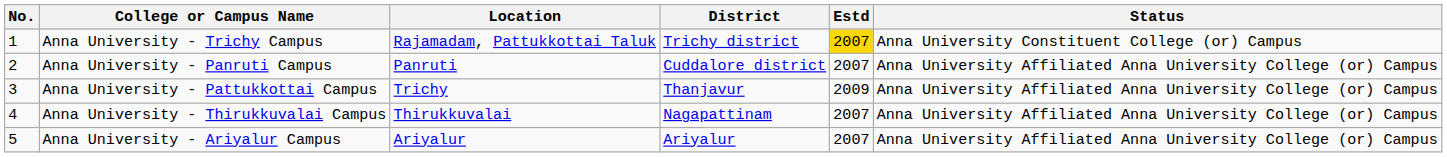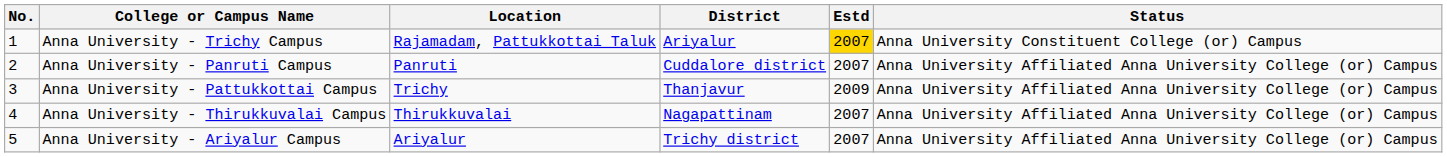(731, 41) Trichy district -> (699, 41) Ariyalur
(699, 140) Ariyalur -> (731, 140) Trichy district
